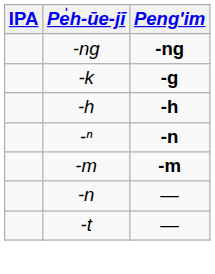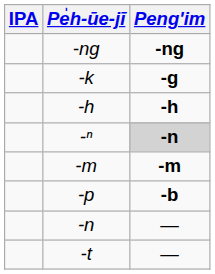(170, 136) no background -> (170, 136) lightgrey background
+ row: (86, 195)
